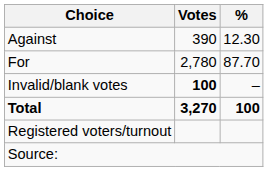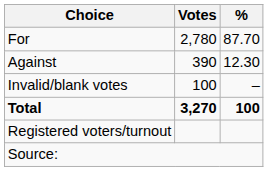rows swapped: (19, 62) <-> (32, 39)
(204, 85) bold -> (204, 85) normal
